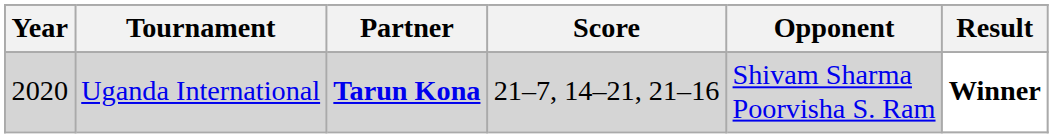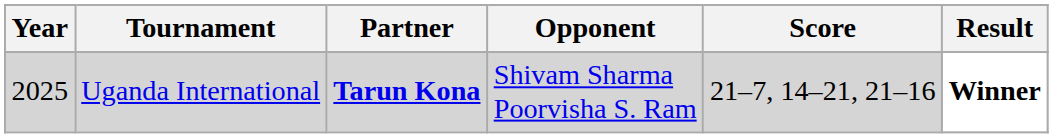columns swapped: (834, 28) <-> (607, 28)
(40, 91) 2020 -> (40, 91) 2025
